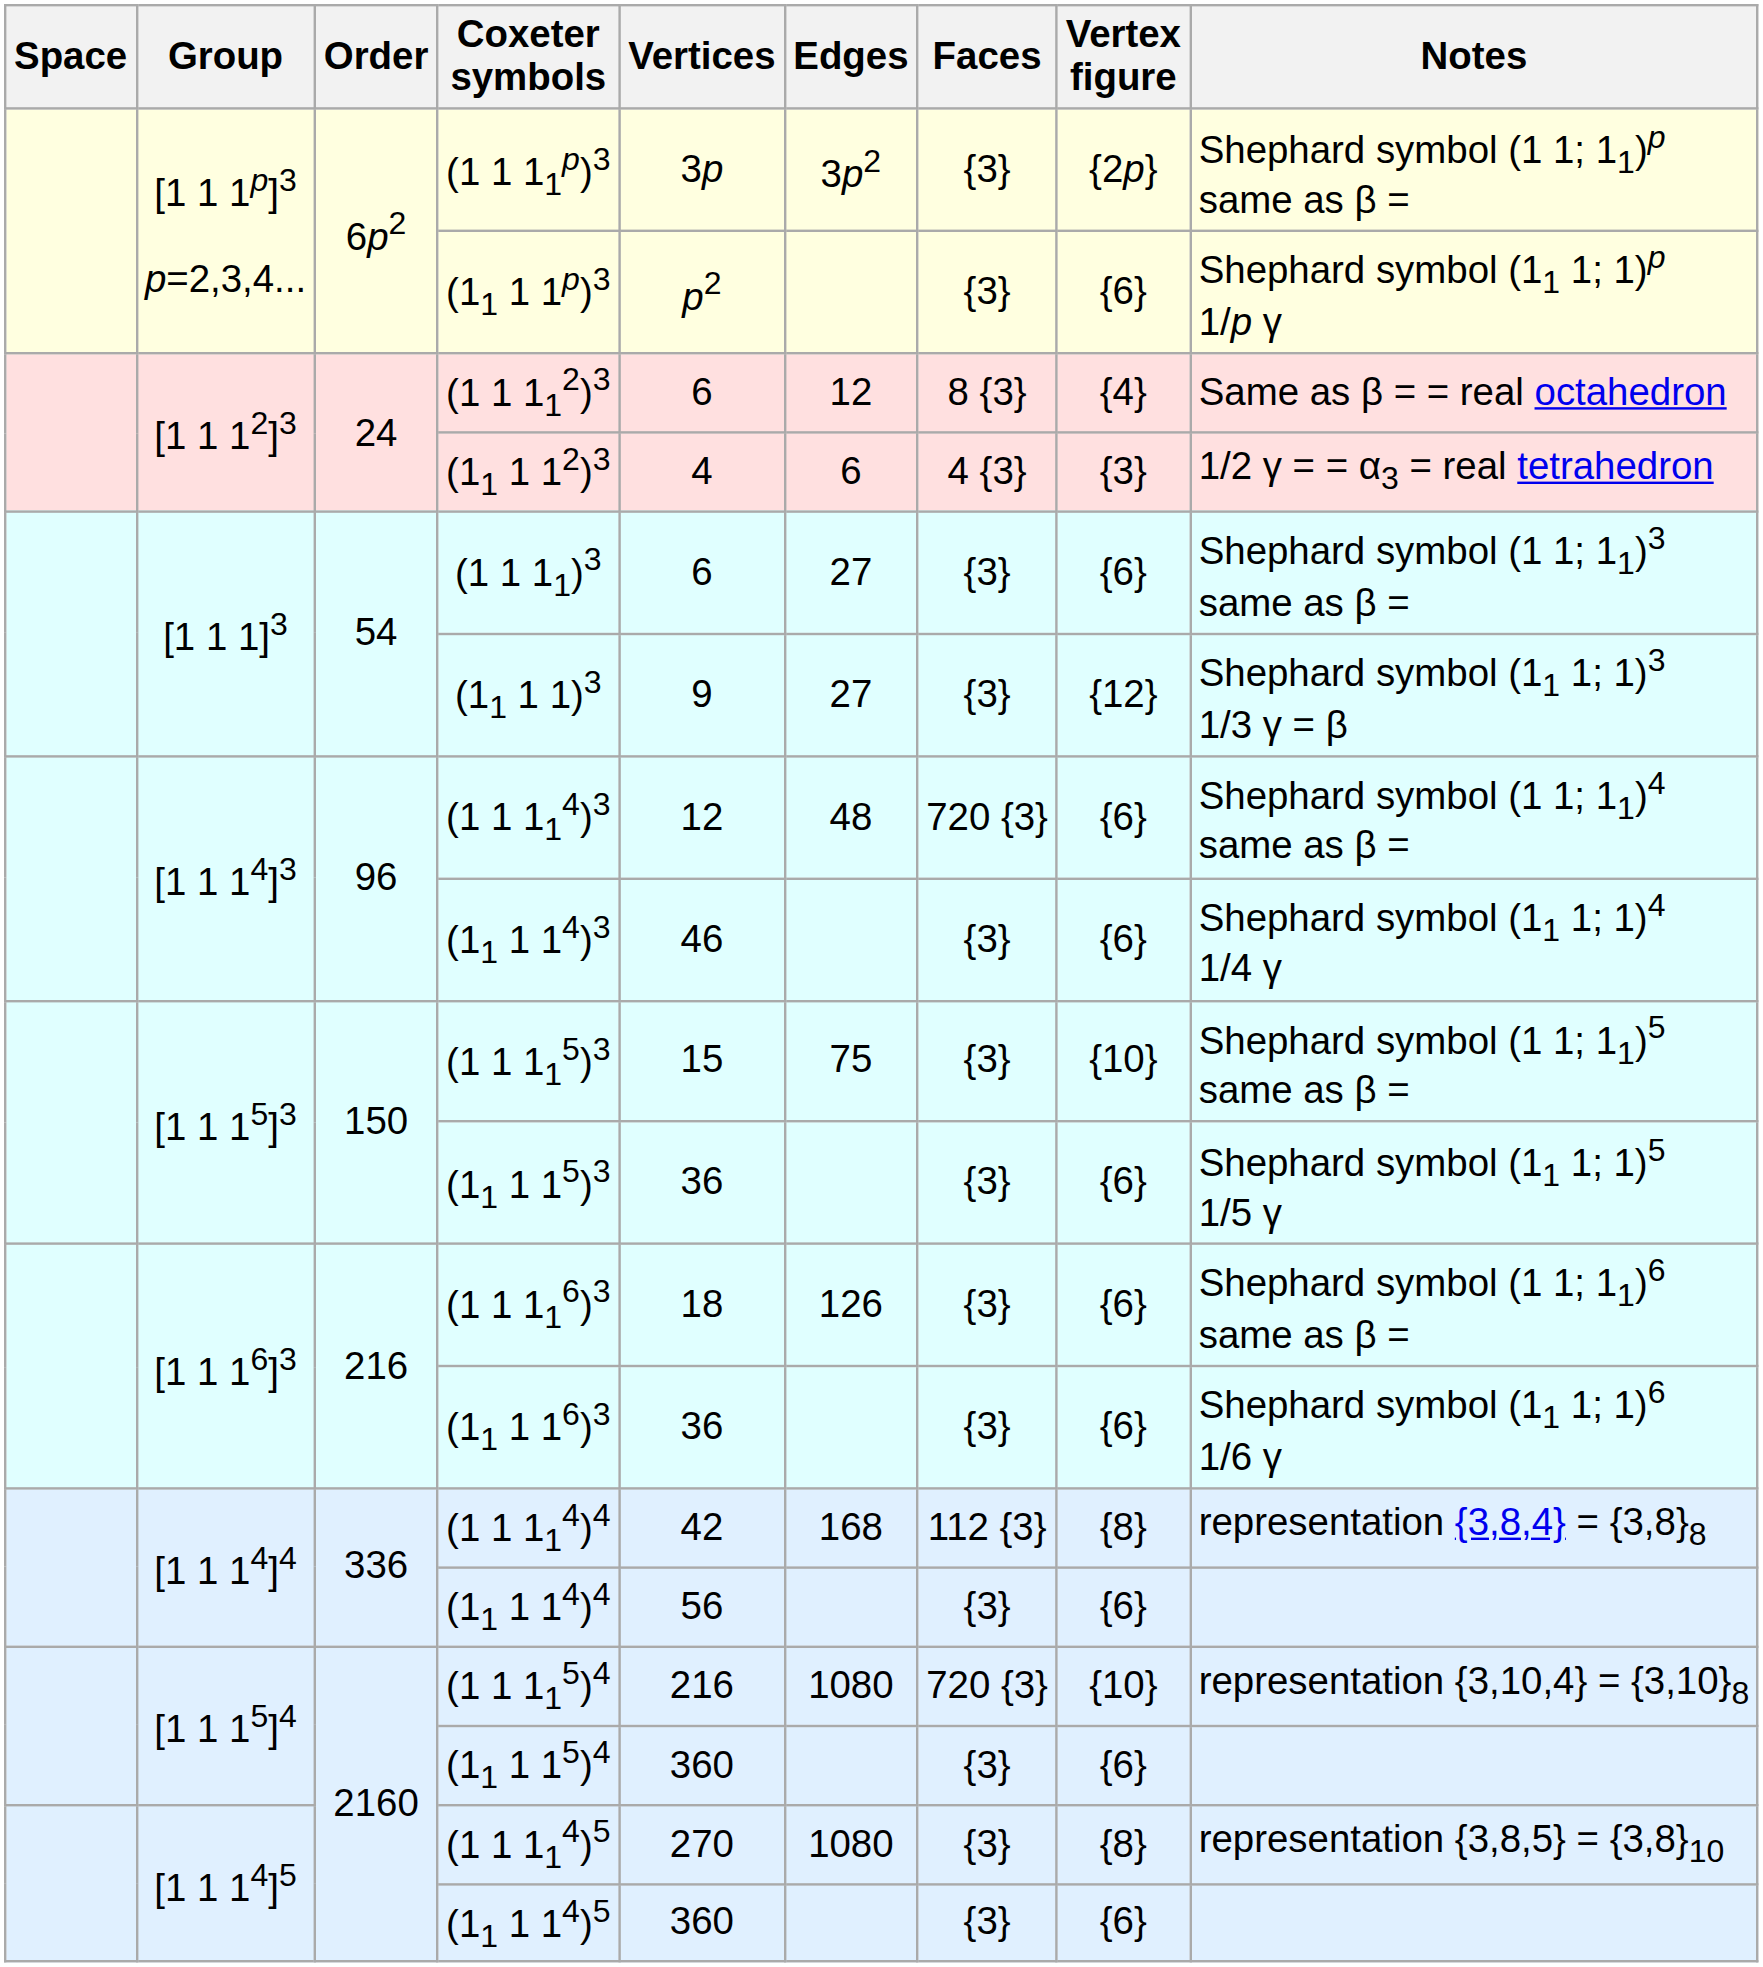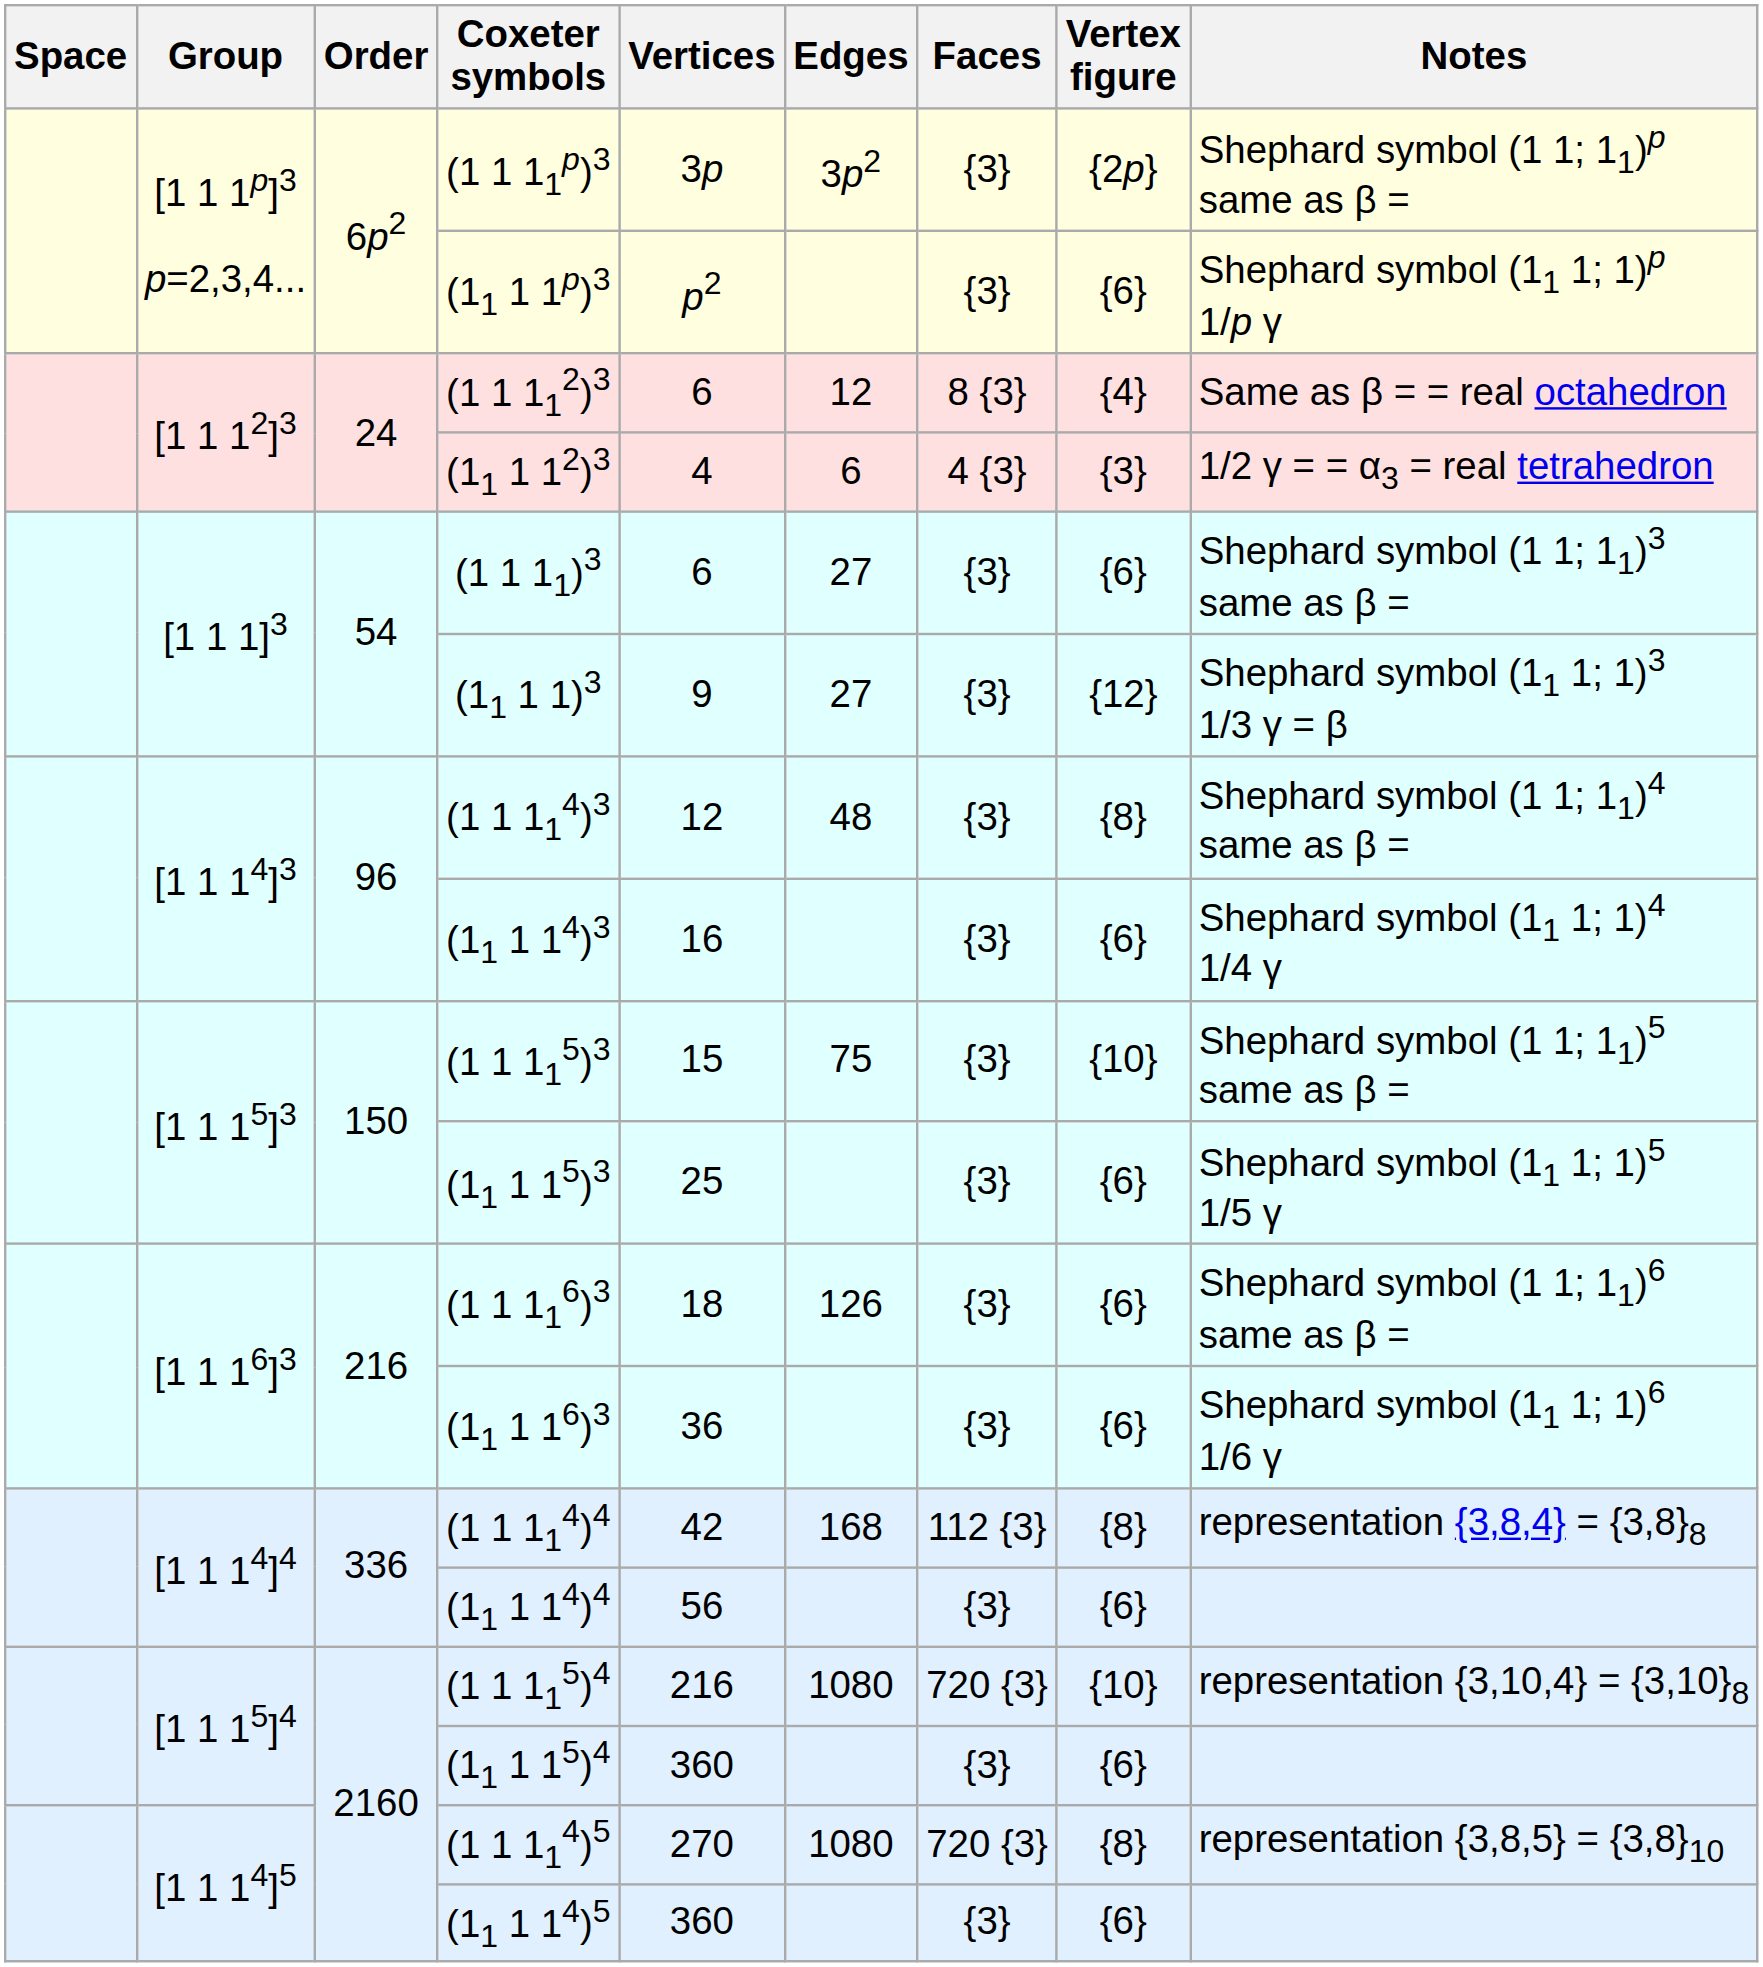(987, 816) 720 {3} -> (987, 816) {3}
(1123, 816) {6} -> (1123, 816) {8}
(702, 938) 46 -> (702, 938) 16
(702, 1182) 36 -> (702, 1182) 25
(987, 1843) {3} -> (987, 1843) 720 {3}
